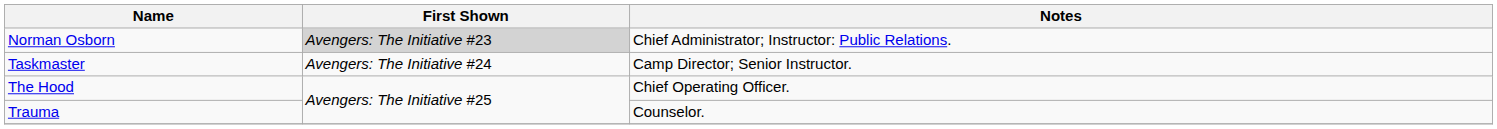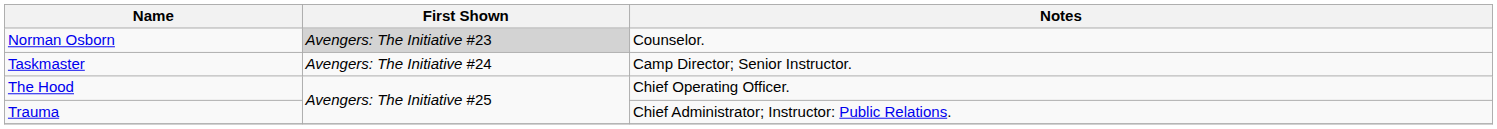(792, 40) Chief Administrator; Instructor: Public Relations. -> (669, 40) Counselor.
(669, 111) Counselor. -> (792, 111) Chief Administrator; Instructor: Public Relations.
